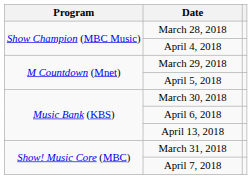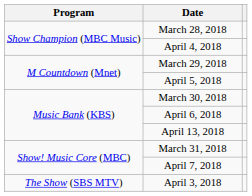+ row: (193, 183)
